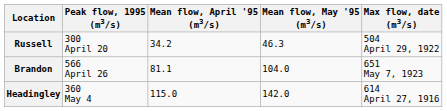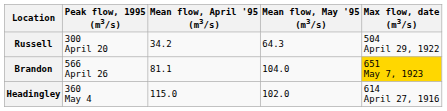(273, 44) 46.3 -> (273, 44) 64.3
(394, 69) no background -> (394, 69) gold background
(276, 94) 142.0 -> (276, 94) 102.0
